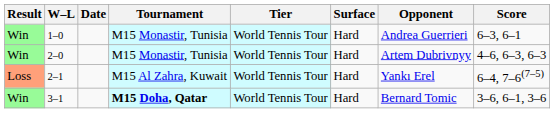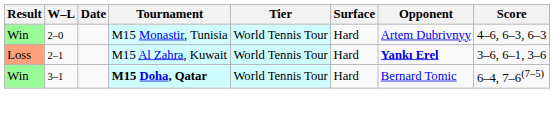- row: (55, 35)
(408, 76) normal -> (410, 54) bold
(510, 76) 6–4, 7–6(7–5) -> (512, 54) 3–6, 6–1, 3–6
(512, 98) 3–6, 6–1, 3–6 -> (510, 76) 6–4, 7–6(7–5)
